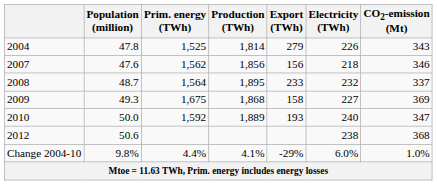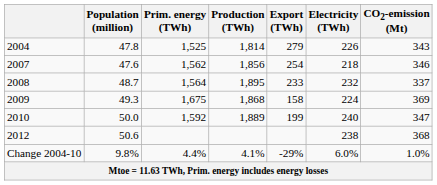(295, 64) 156 -> (295, 64) 254
(350, 99) 227 -> (350, 99) 224
(295, 117) 193 -> (295, 117) 199
